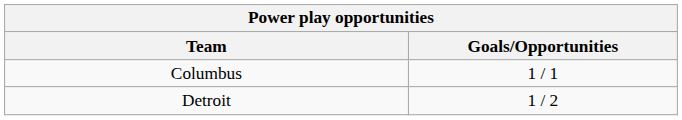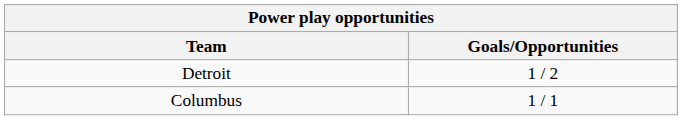rows swapped: (206, 100) <-> (206, 73)
